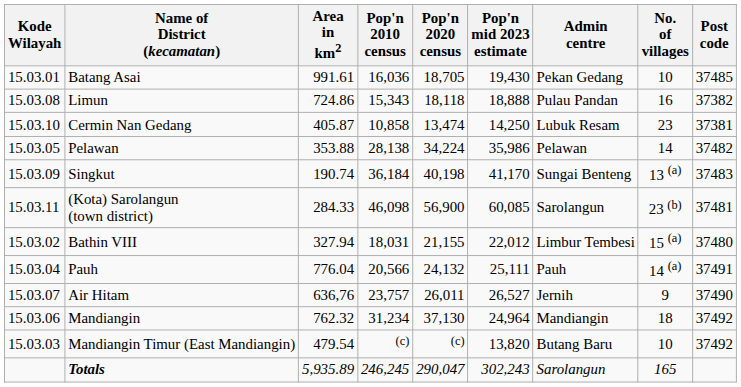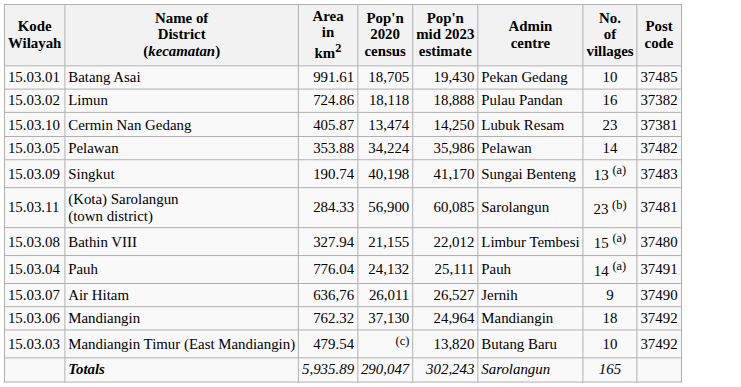- column: (385, 35)
(34, 101) 15.03.08 -> (34, 101) 15.03.02
(34, 241) 15.03.02 -> (34, 241) 15.03.08
